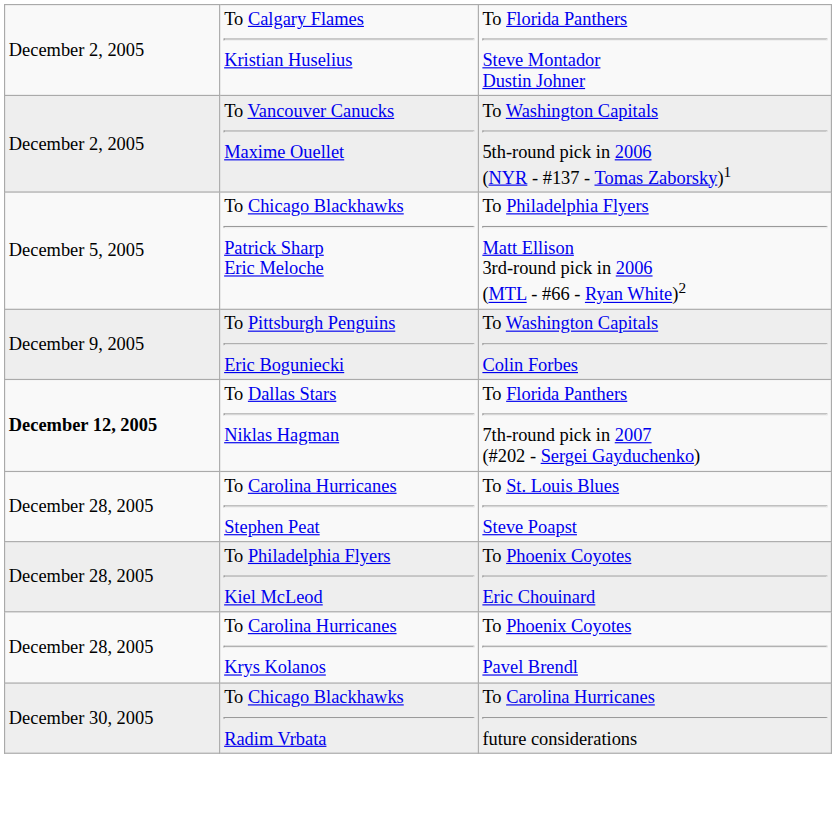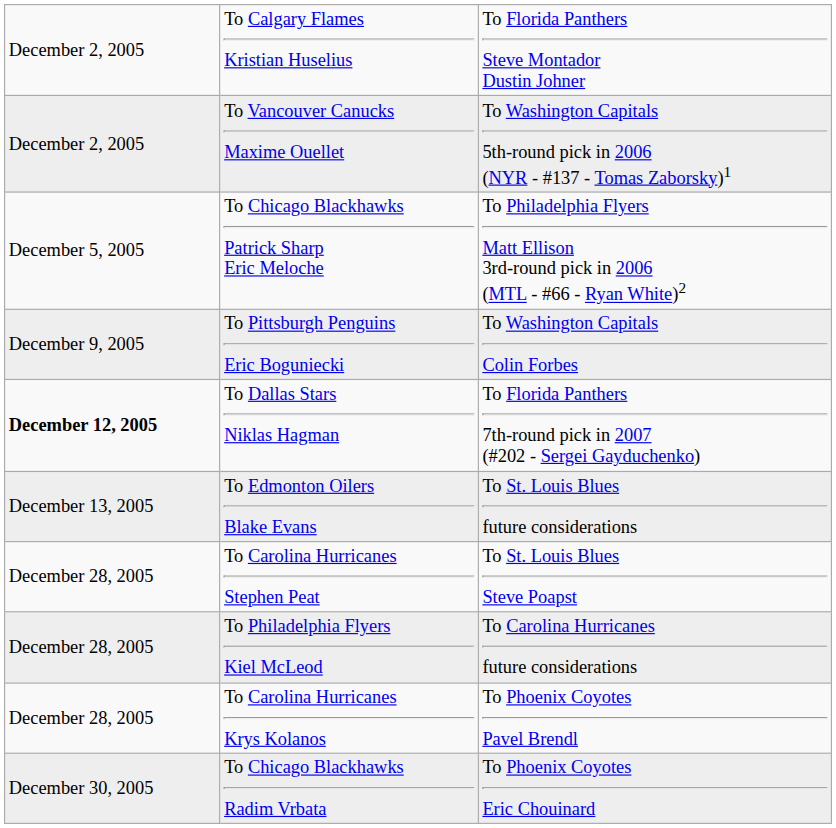+ row: (349, 506)
(655, 576) To Phoenix Coyotes Eric Chouinard -> (655, 647) To Carolina Hurricanes future considerations
(655, 717) To Carolina Hurricanes future considerations -> (655, 788) To Phoenix Coyotes Eric Chouinard
